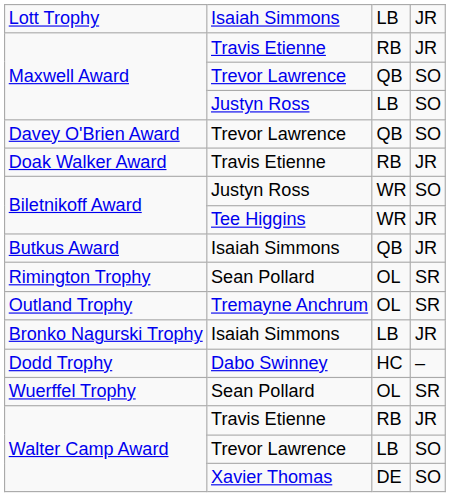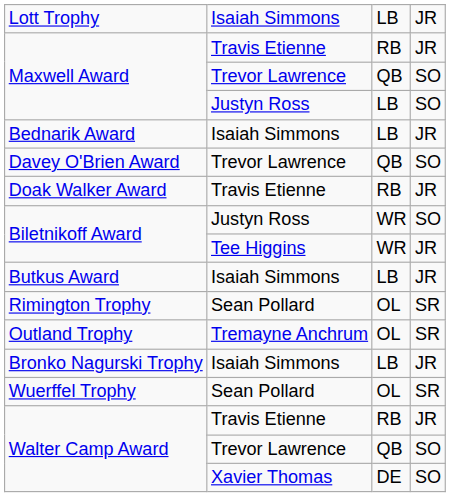+ row: (72, 133)
(390, 248) QB -> (388, 276) LB
- row: (60, 362)
(388, 448) LB -> (390, 448) QB
